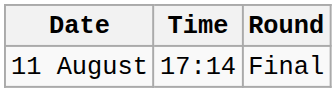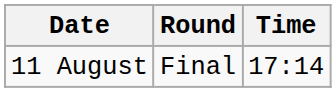columns swapped: (198, 26) <-> (286, 26)
